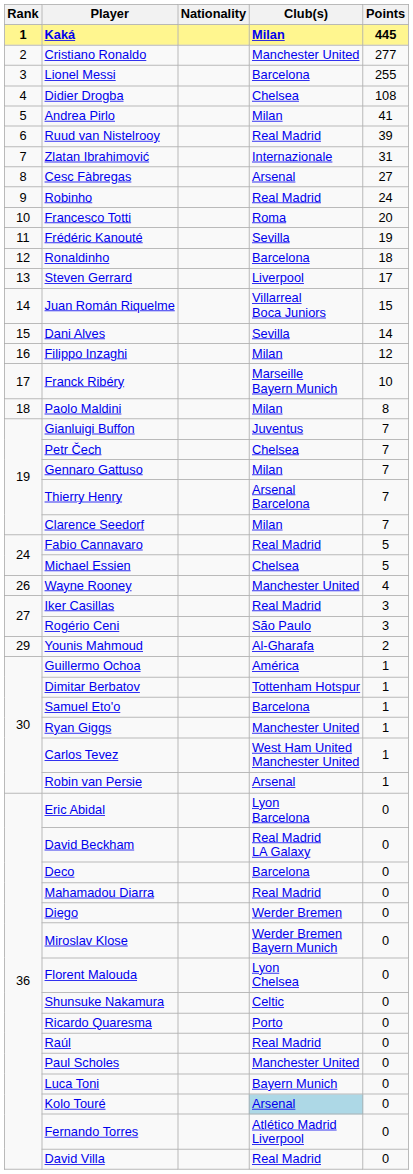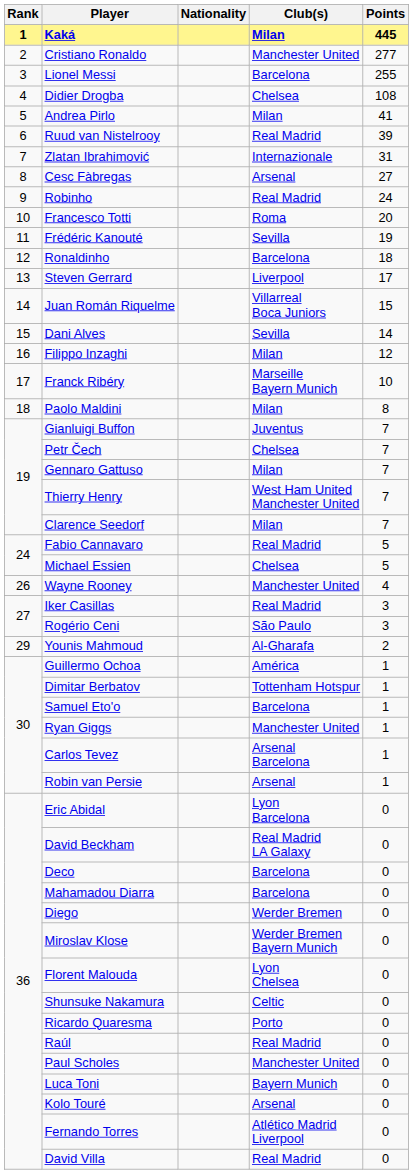(281, 497) Arsenal Barcelona -> (306, 497) West Ham United Manchester United
(306, 755) West Ham United Manchester United -> (281, 755) Arsenal Barcelona
(286, 892) Real Madrid -> (281, 892) Barcelona
(274, 1104) lightblue background -> (274, 1104) no background
